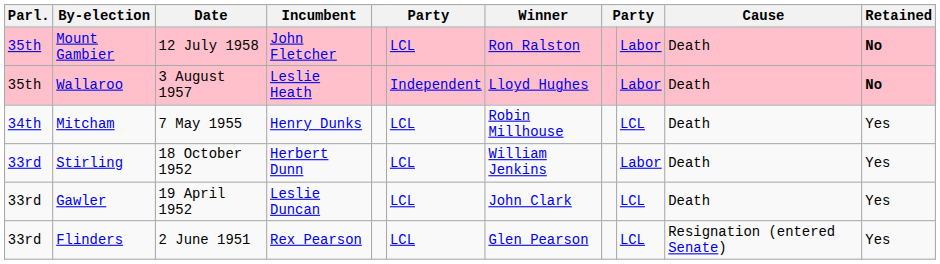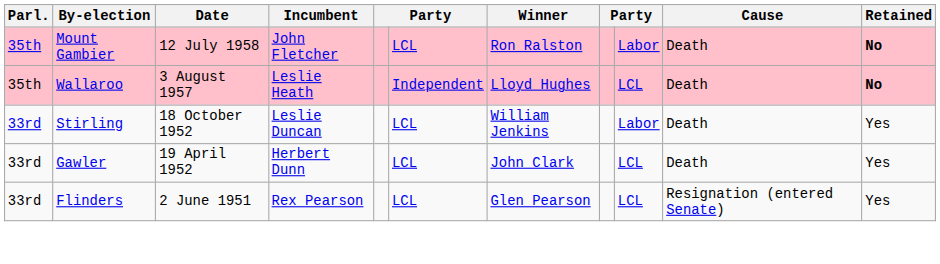(641, 85) Labor -> (630, 85) LCL
- row: (85, 124)
(299, 163) Herbert Dunn -> (297, 124) Leslie Duncan
(295, 201) Leslie Duncan -> (301, 163) Herbert Dunn
